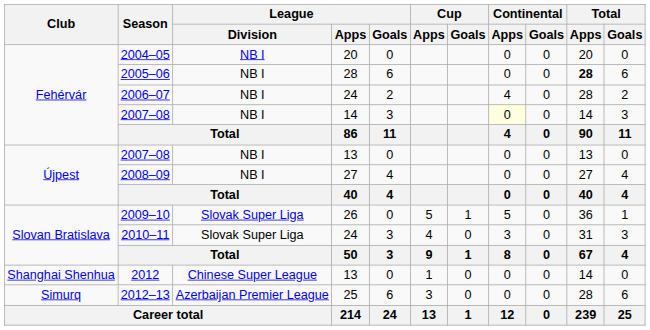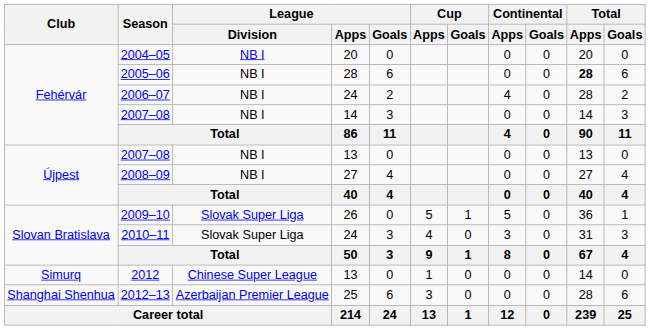(507, 114) lightyellow background -> (507, 114) no background
(61, 275) Shanghai Shenhua -> (61, 275) Simurq
(61, 295) Simurq -> (61, 295) Shanghai Shenhua
